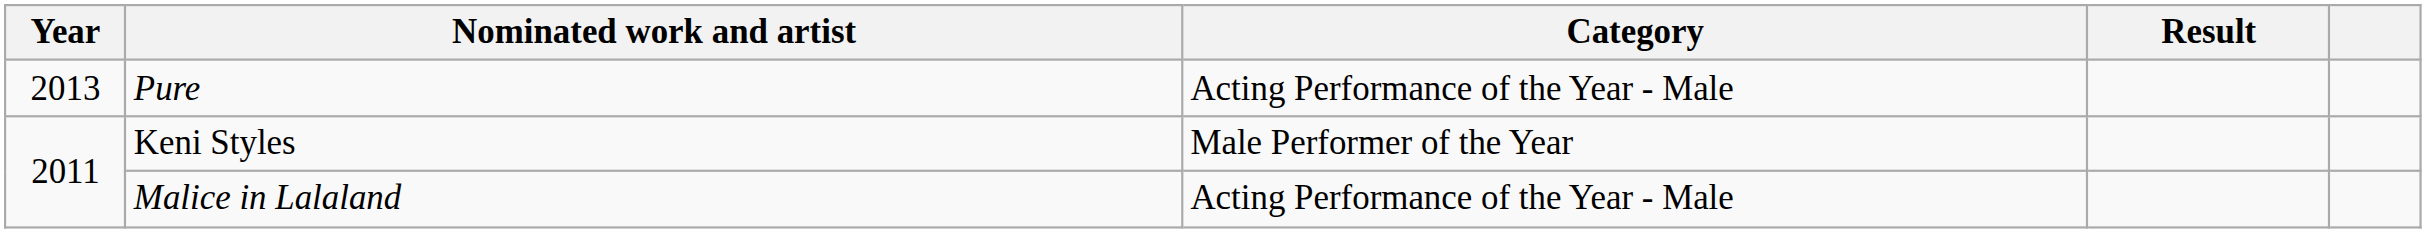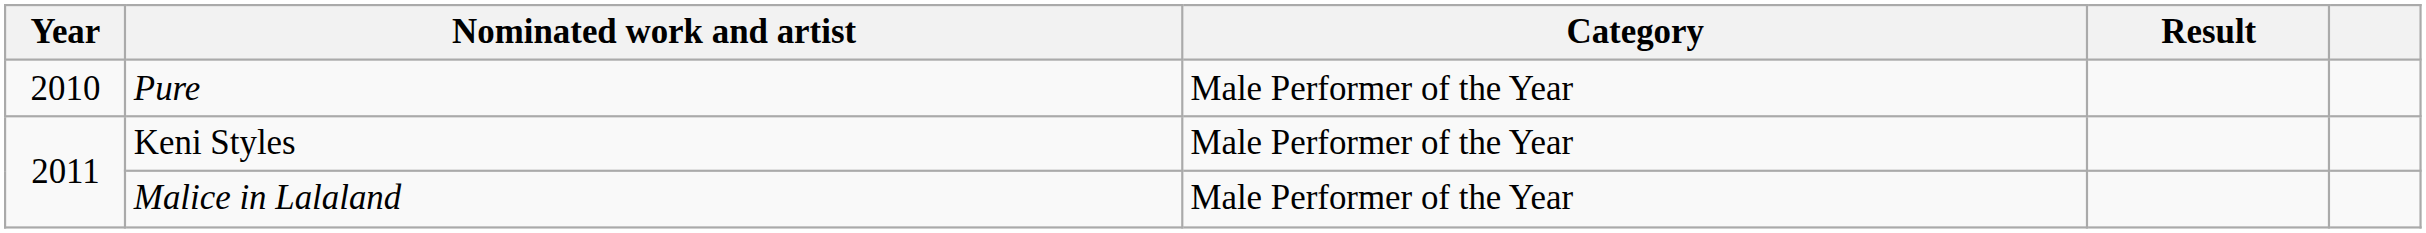(65, 87) 2013 -> (65, 87) 2010
(1462, 87) Acting Performance of the Year - Male -> (1382, 87) Male Performer of the Year
(1462, 198) Acting Performance of the Year - Male -> (1382, 198) Male Performer of the Year
